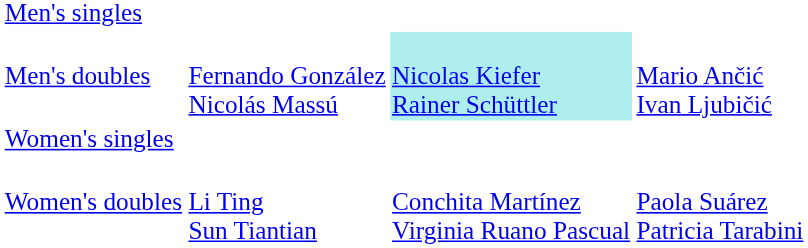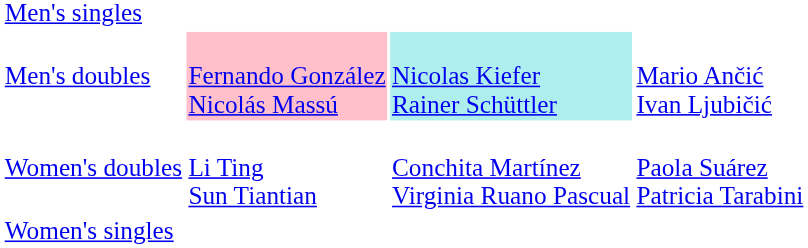(287, 90) no background -> (287, 90) pink background
rows swapped: (89, 139) <-> (93, 202)
